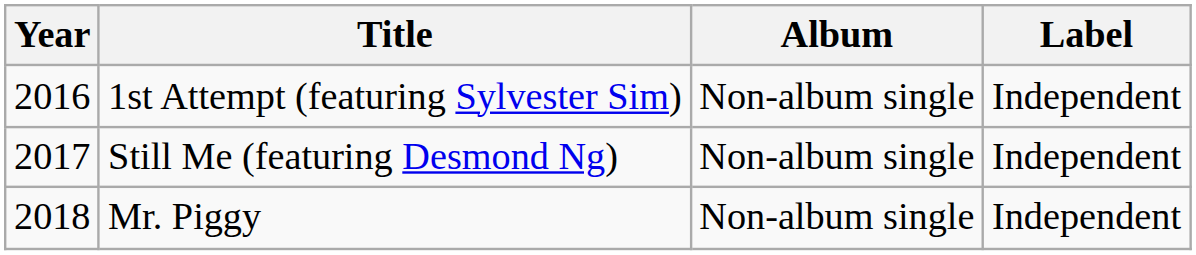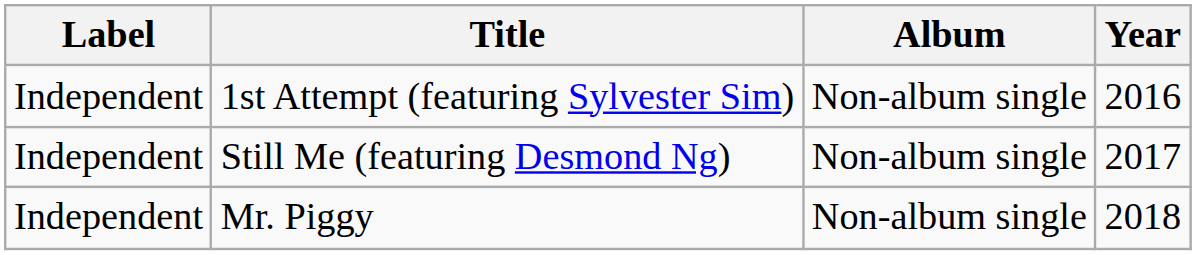columns swapped: (52, 34) <-> (1086, 34)
